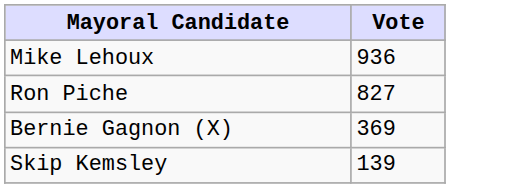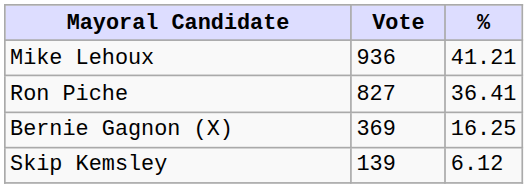+ column: (484, 23)
